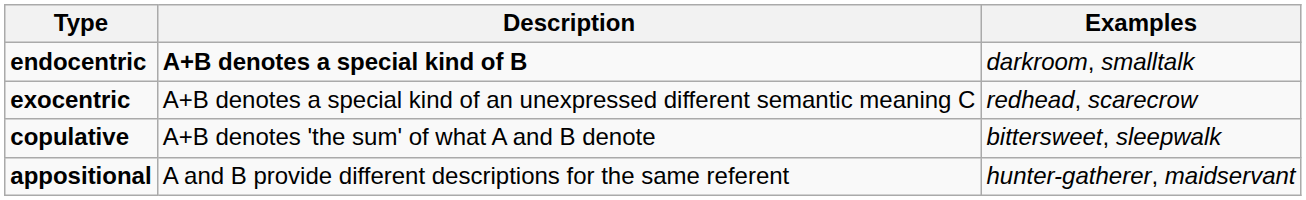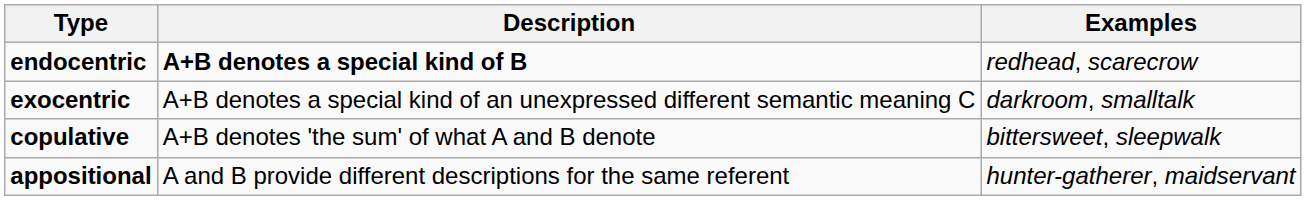(1091, 61) darkroom, smalltalk -> (1092, 61) redhead, scarecrow
(1092, 99) redhead, scarecrow -> (1091, 99) darkroom, smalltalk
